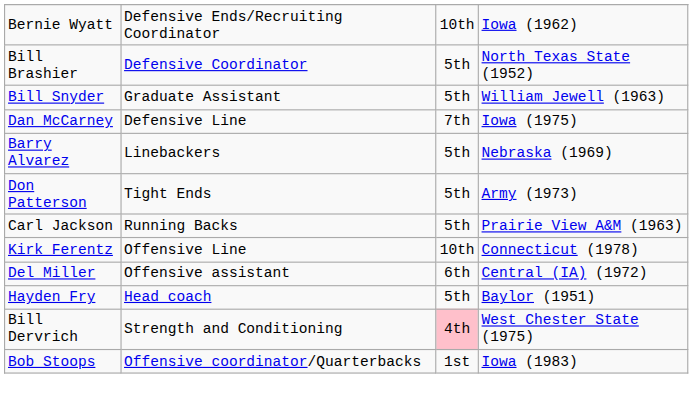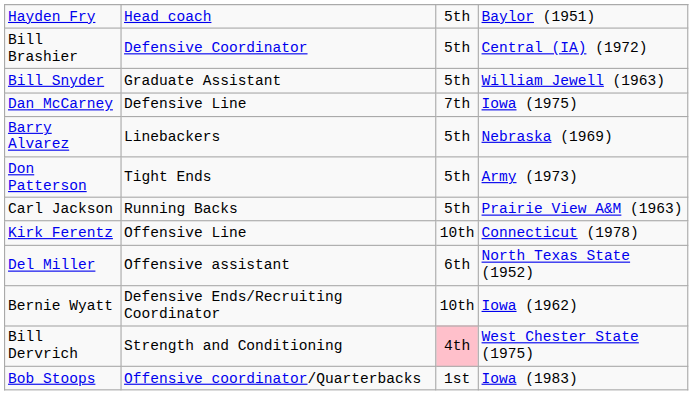rows swapped: (52, 297) <-> (60, 25)
(556, 65) North Texas State (1952) -> (565, 49) Central (IA) (1972)
(565, 273) Central (IA) (1972) -> (556, 265) North Texas State (1952)
